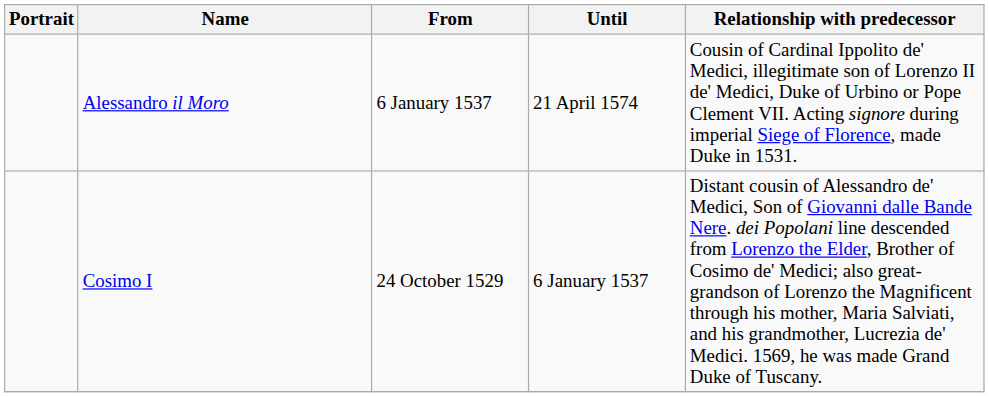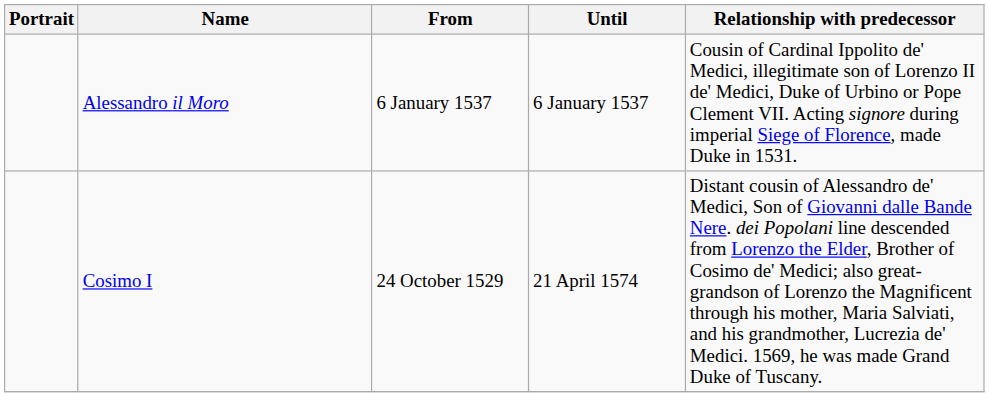(586, 102) 21 April 1574 -> (591, 102) 6 January 1537
(591, 281) 6 January 1537 -> (586, 281) 21 April 1574
